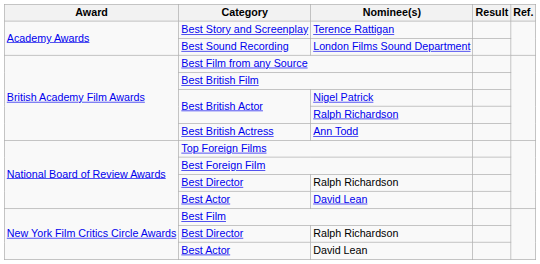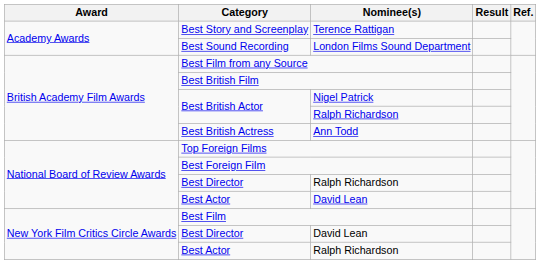(356, 234) Ralph Richardson -> (340, 234) David Lean
(340, 251) David Lean -> (356, 251) Ralph Richardson
